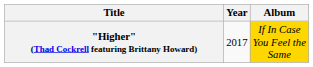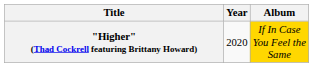(237, 42) 2017 -> (237, 42) 2020
